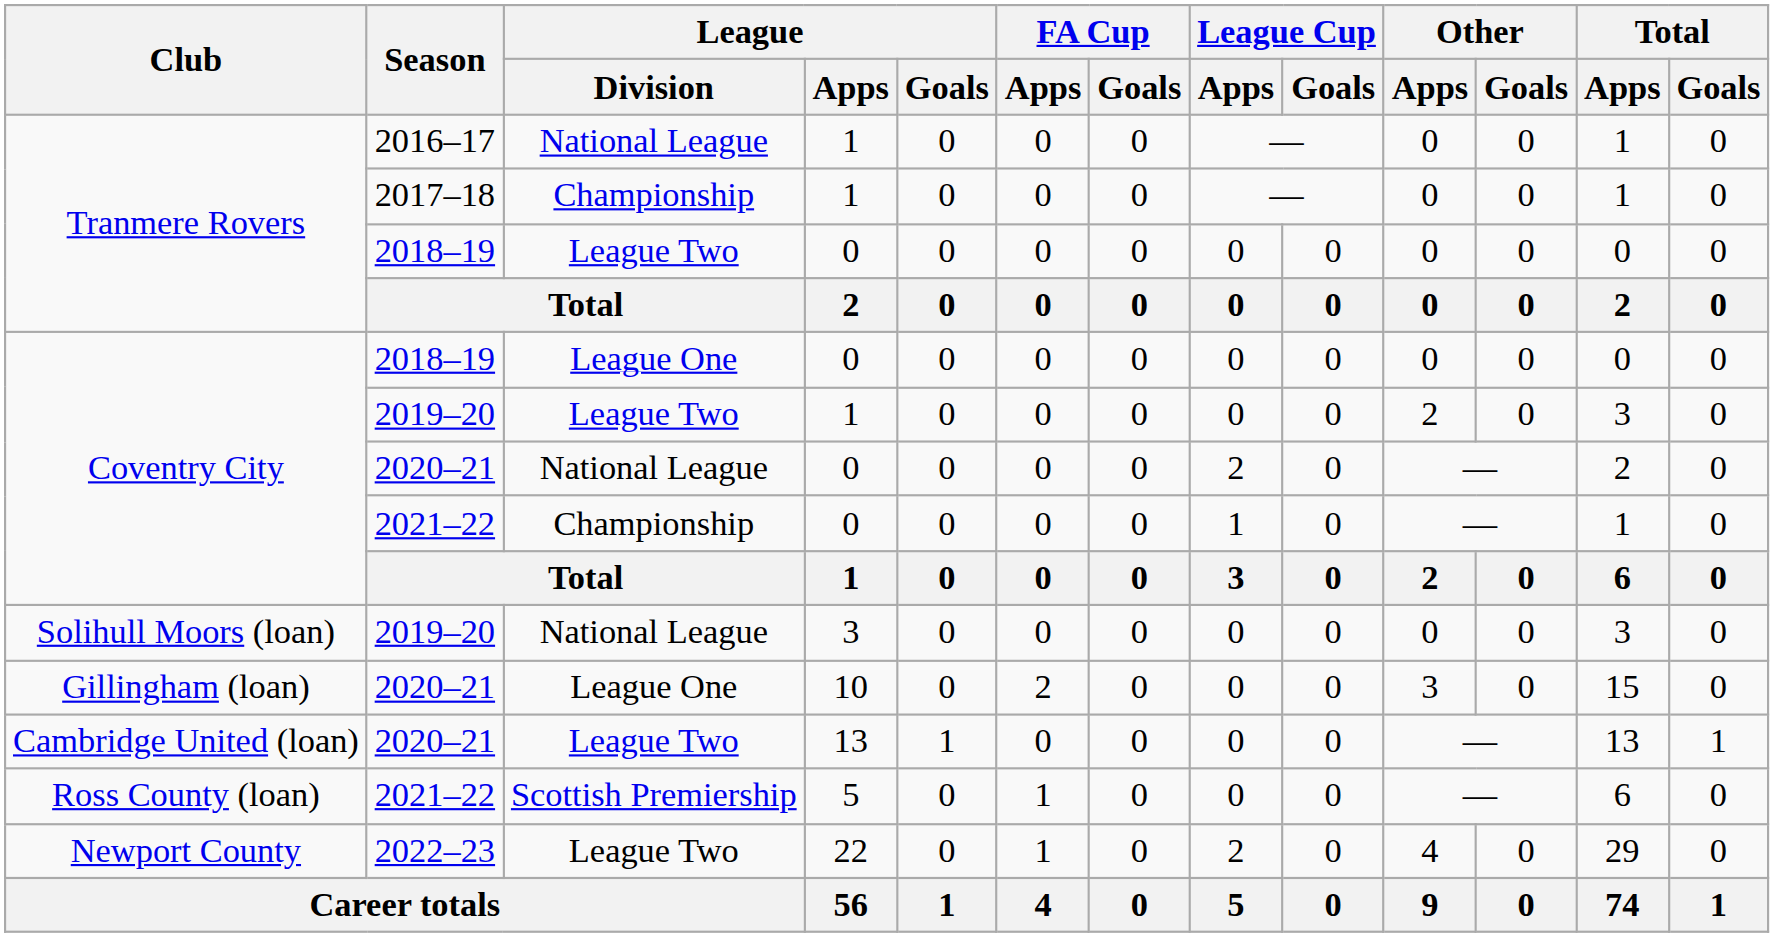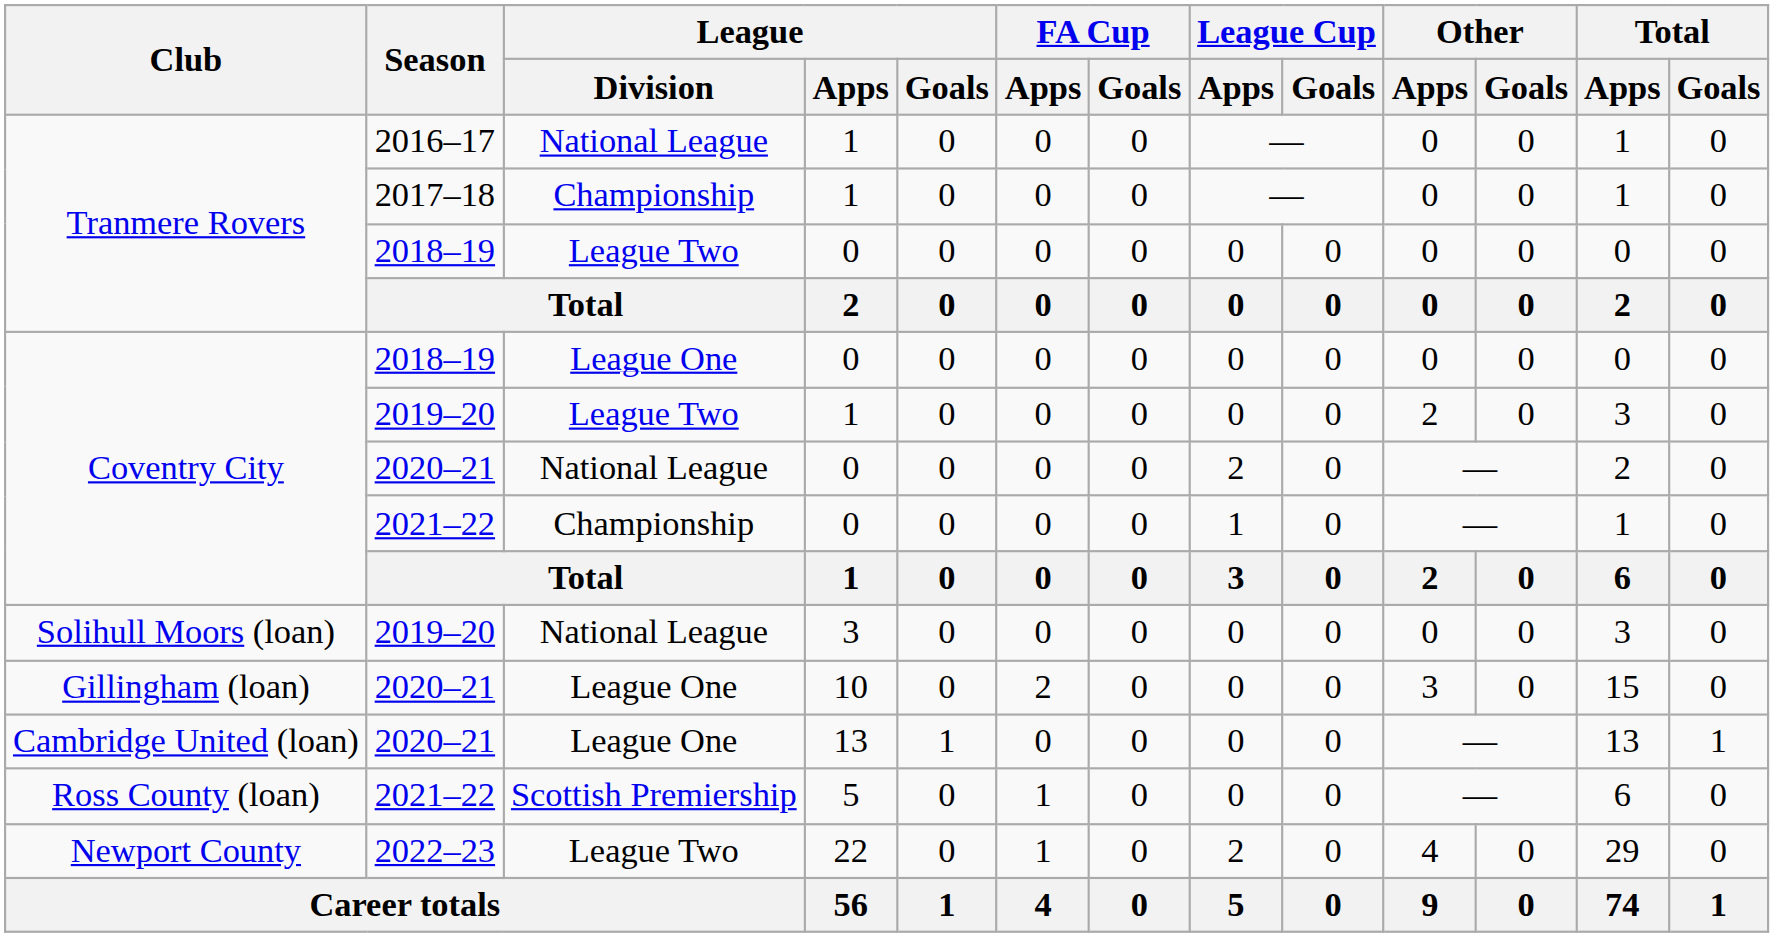(654, 741) League Two -> (654, 741) League One
